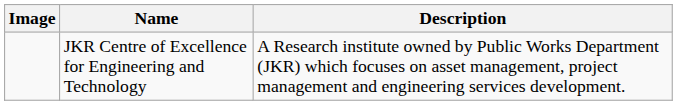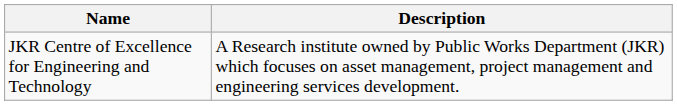- column: (32, 18)
